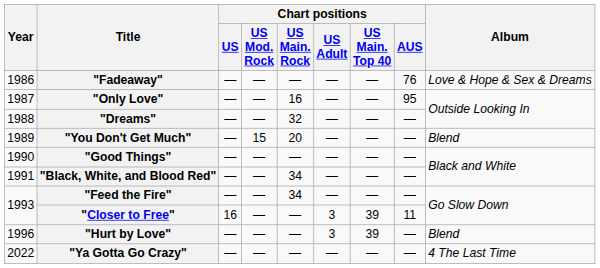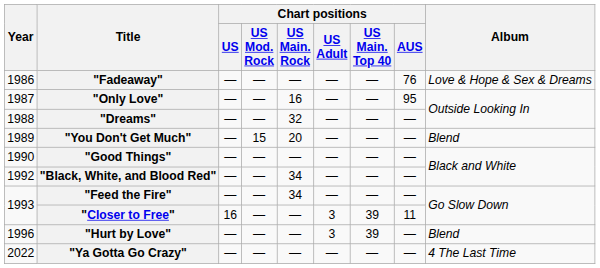(21, 176) 1991 -> (21, 176) 1992
